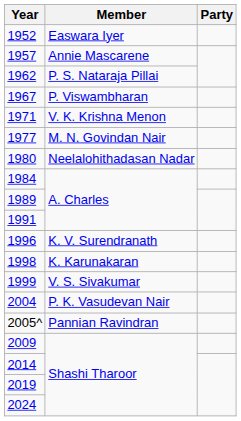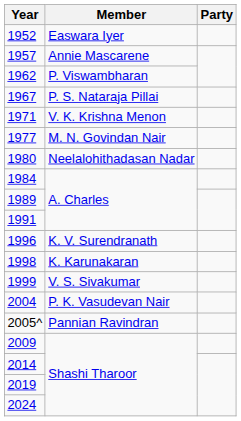(103, 76) P. S. Nataraja Pillai -> (98, 76) P. Viswambharan
(98, 96) P. Viswambharan -> (103, 96) P. S. Nataraja Pillai
